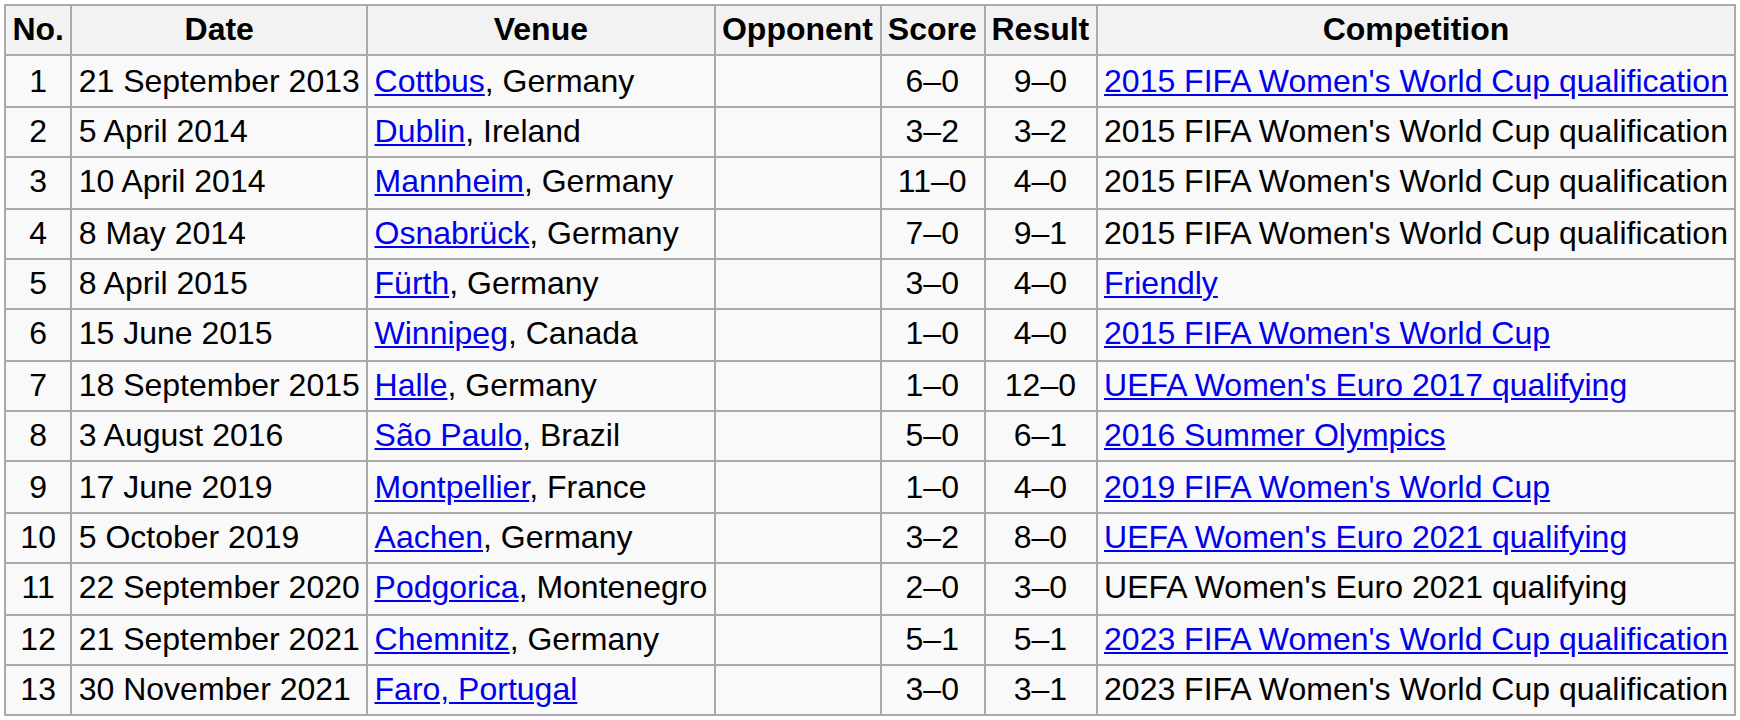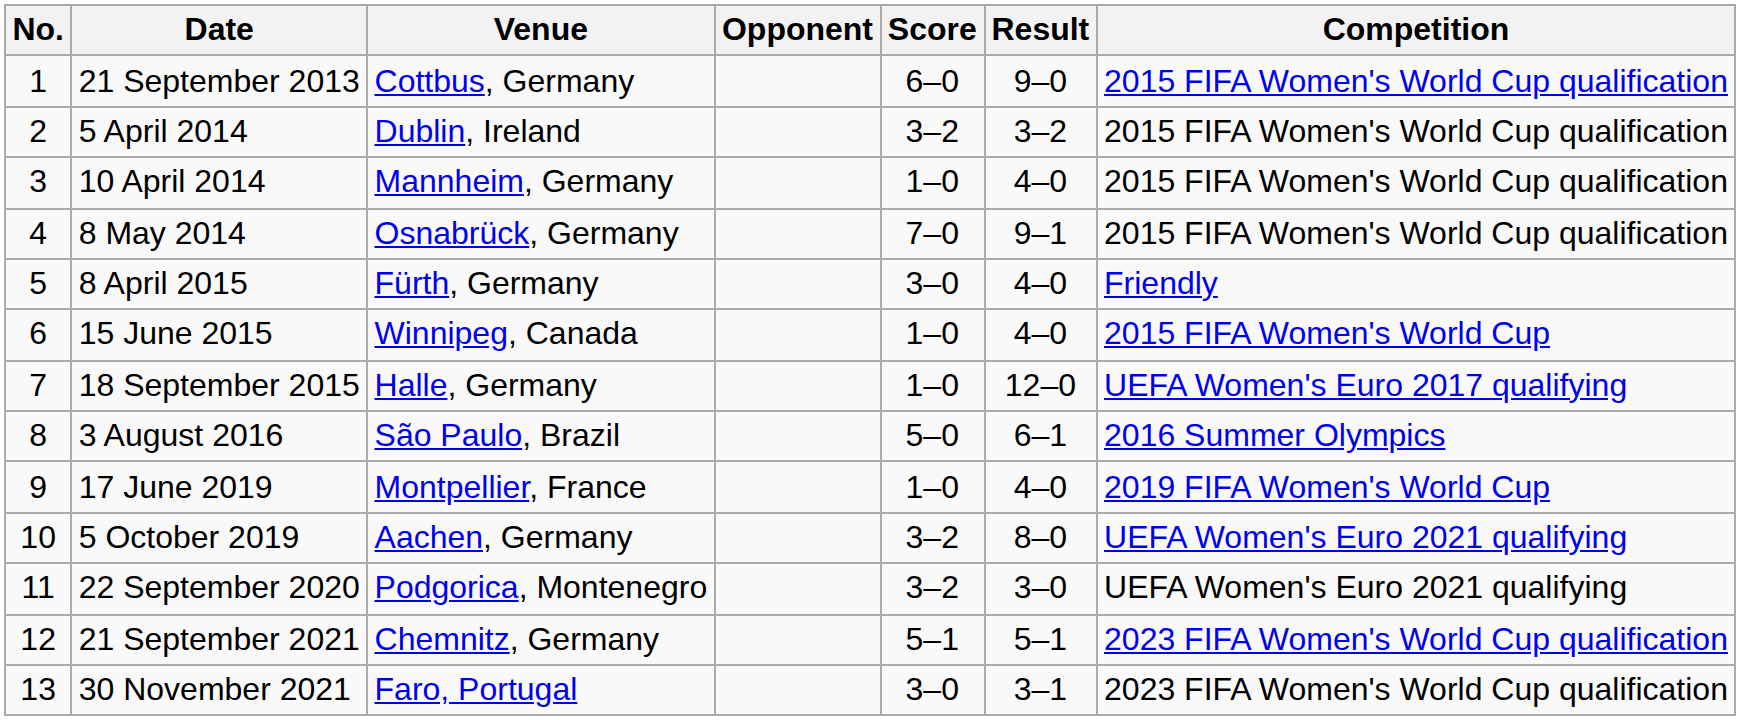(932, 182) 11–0 -> (932, 182) 1–0
(932, 588) 2–0 -> (932, 588) 3–2
